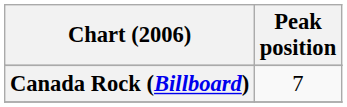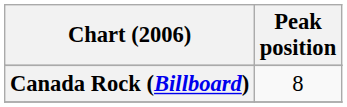(298, 83) 7 -> (298, 83) 8
